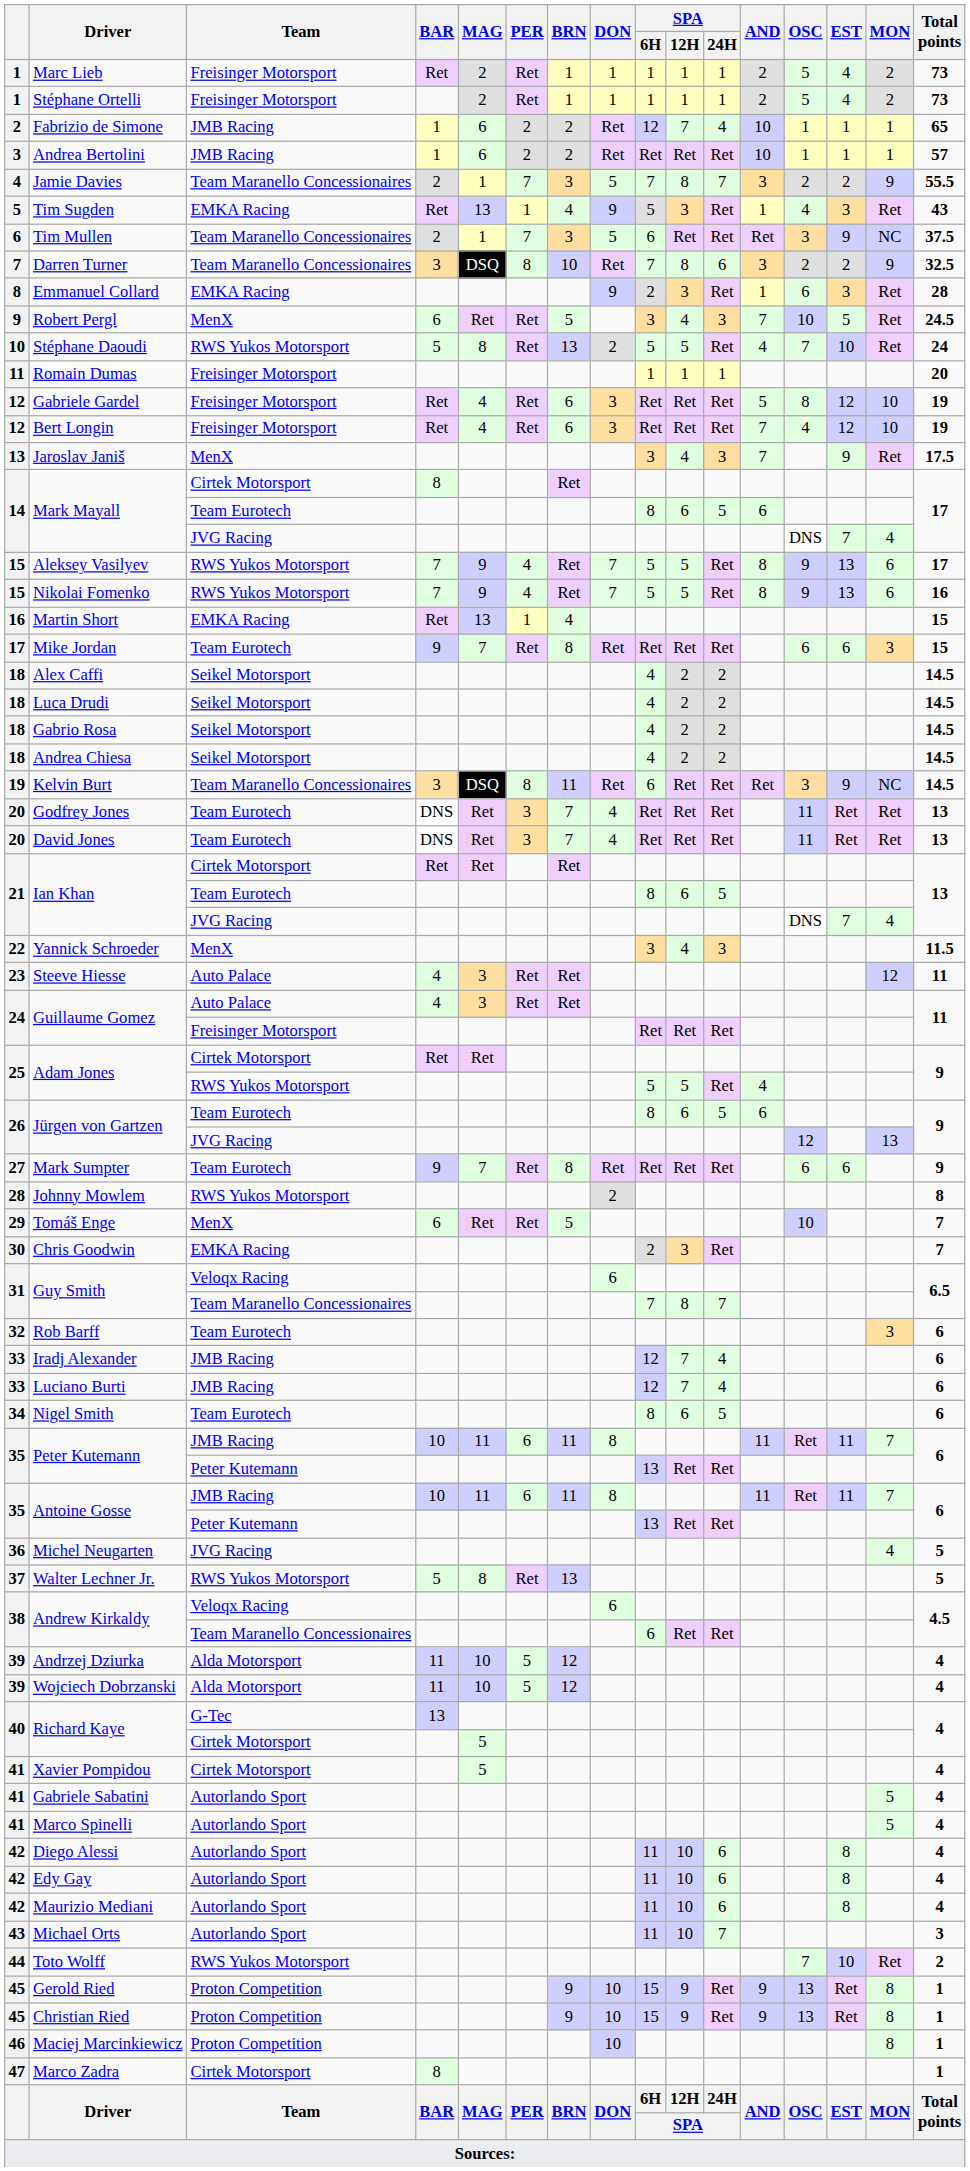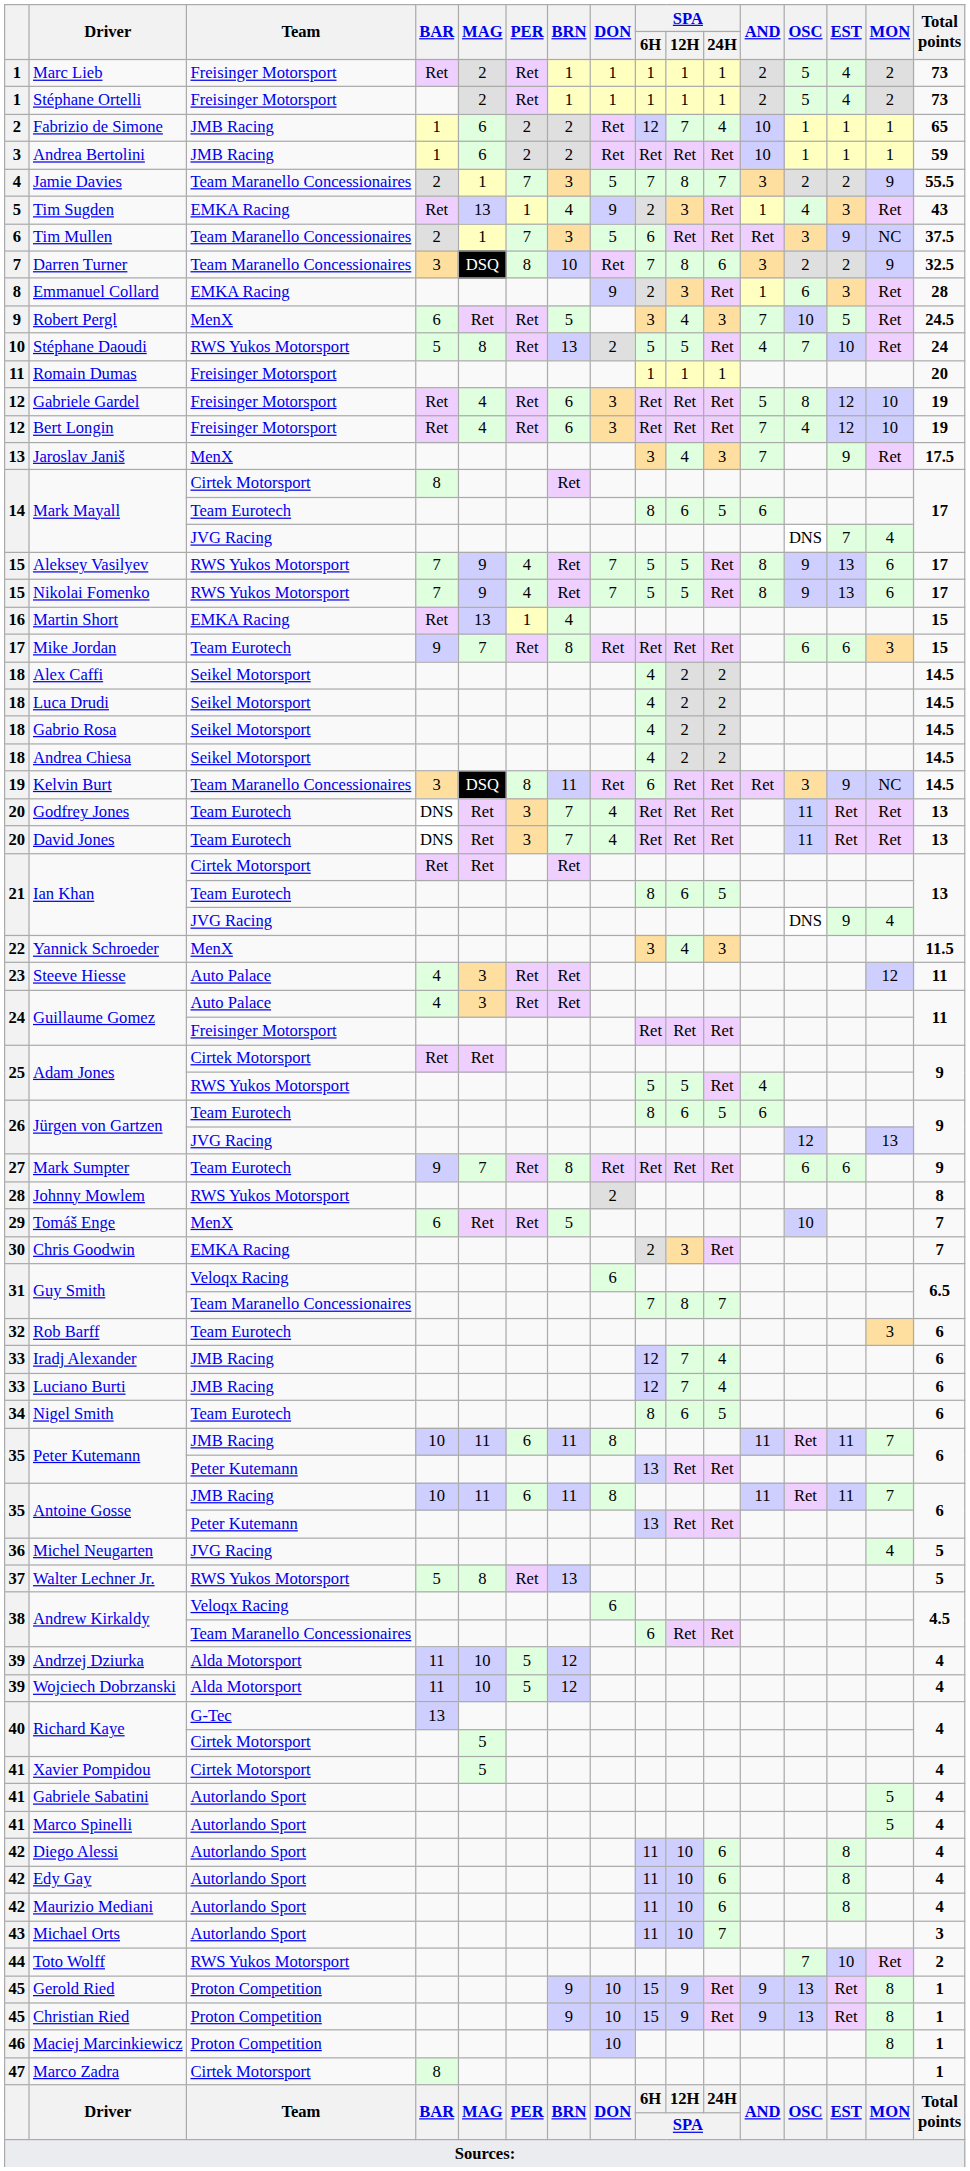(940, 154) 57 -> (940, 154) 59
(651, 209) 5 -> (651, 209) 2
(940, 592) 16 -> (940, 592) 17
(846, 921) 7 -> (846, 921) 9
